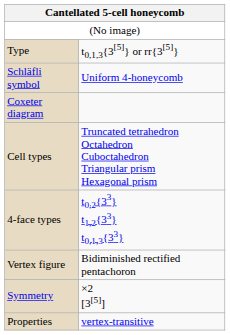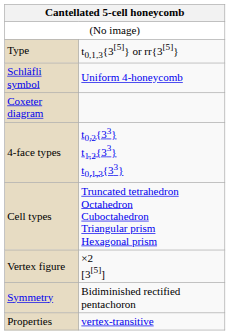rows swapped: (34, 219) <-> (29, 156)
(131, 264) Bidiminished rectified pentachoron -> (93, 266) ×2 [3[5]]
(93, 296) ×2 [3[5]] -> (131, 297) Bidiminished rectified pentachoron
